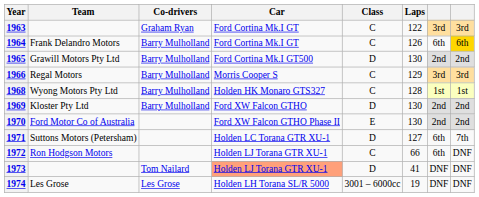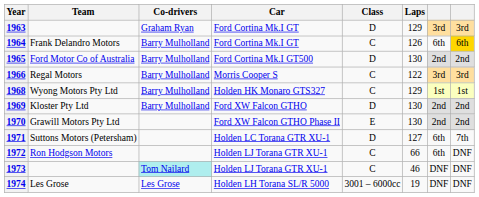(372, 28) C -> (372, 28) D
(415, 28) 122 -> (415, 28) 129
(75, 59) Grawill Motors Pty Ltd -> (82, 59) Ford Motor Co of Australia
(415, 75) 129 -> (415, 75) 122
(415, 91) 128 -> (415, 91) 129
(82, 122) Ford Motor Co of Australia -> (75, 122) Grawill Motors Pty Ltd
(165, 169) no background -> (165, 169) paleturquoise background
(271, 169) lightsalmon background -> (271, 169) no background
(372, 169) D -> (372, 169) C
(415, 169) 41 -> (415, 169) 46
